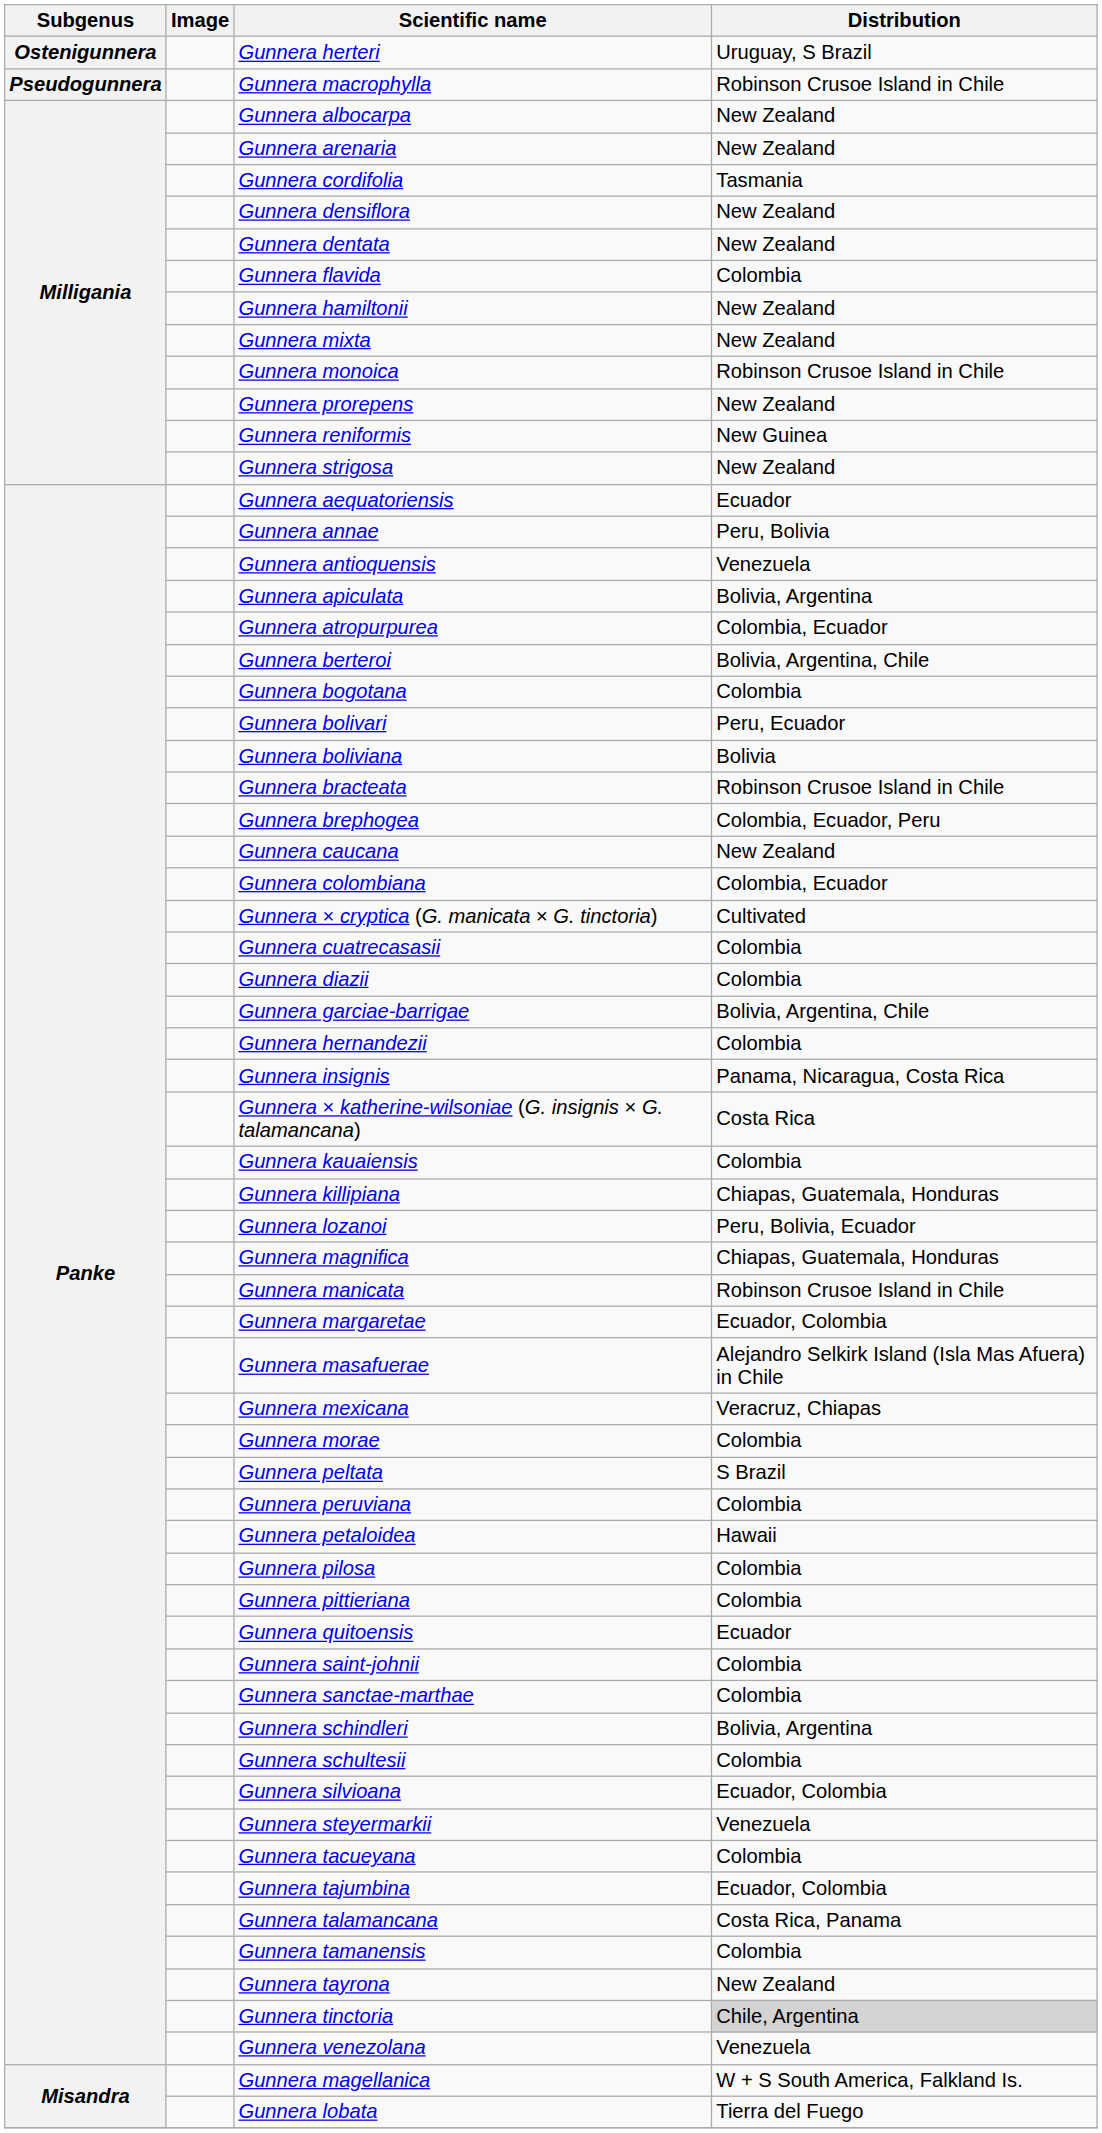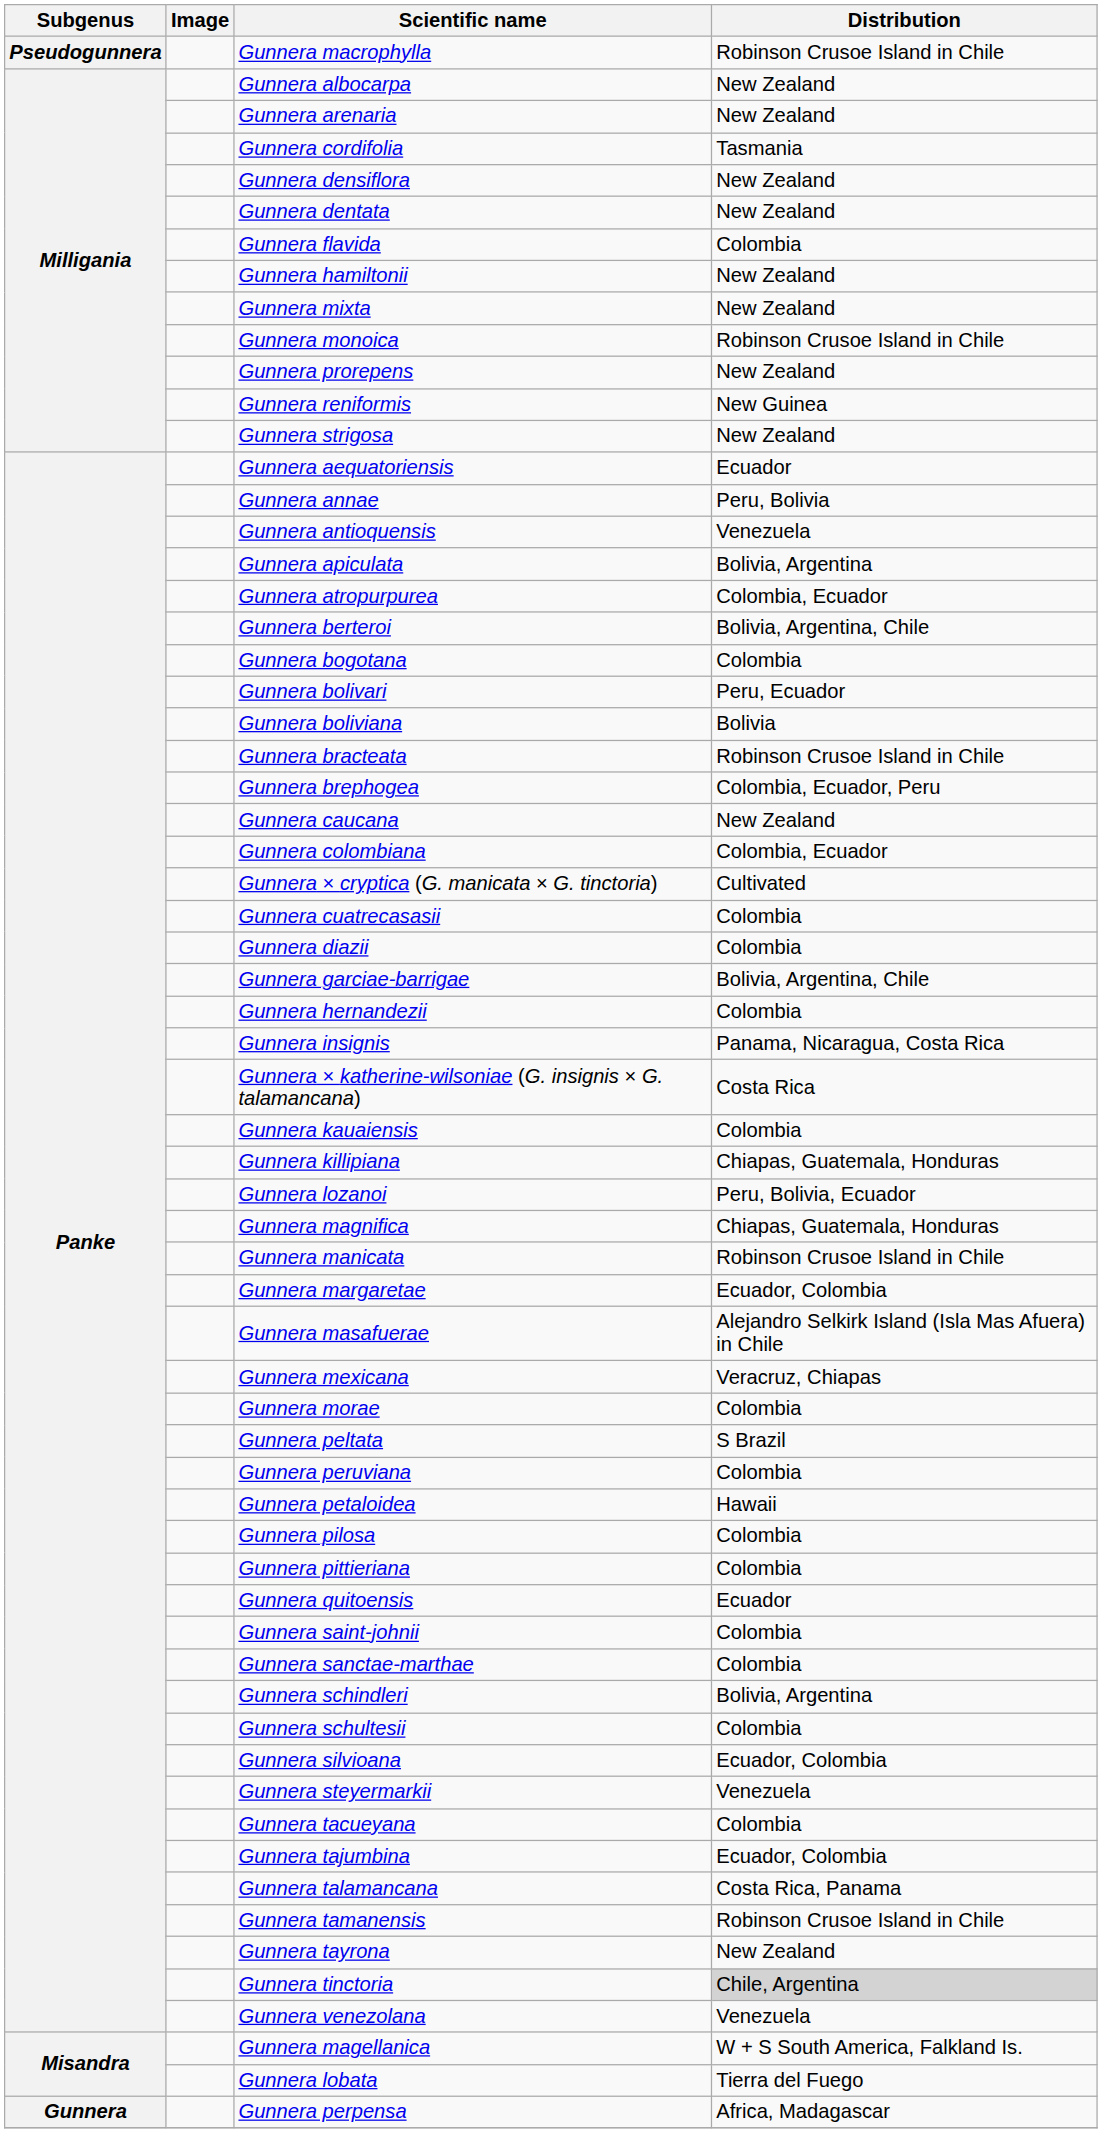- row: (309, 52)
(759, 1952) Colombia -> (860, 1920) Robinson Crusoe Island in Chile
+ row: (323, 2112)
